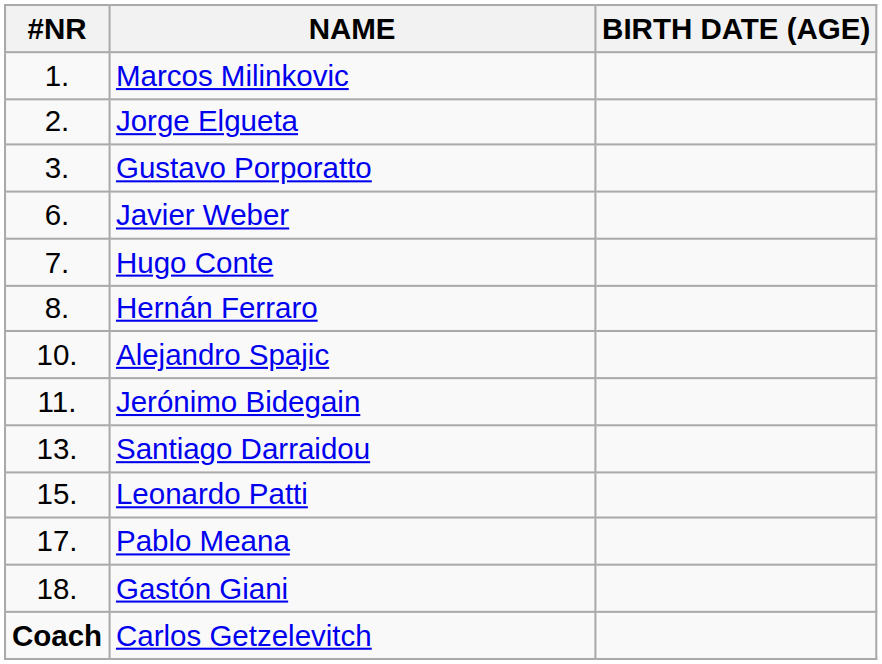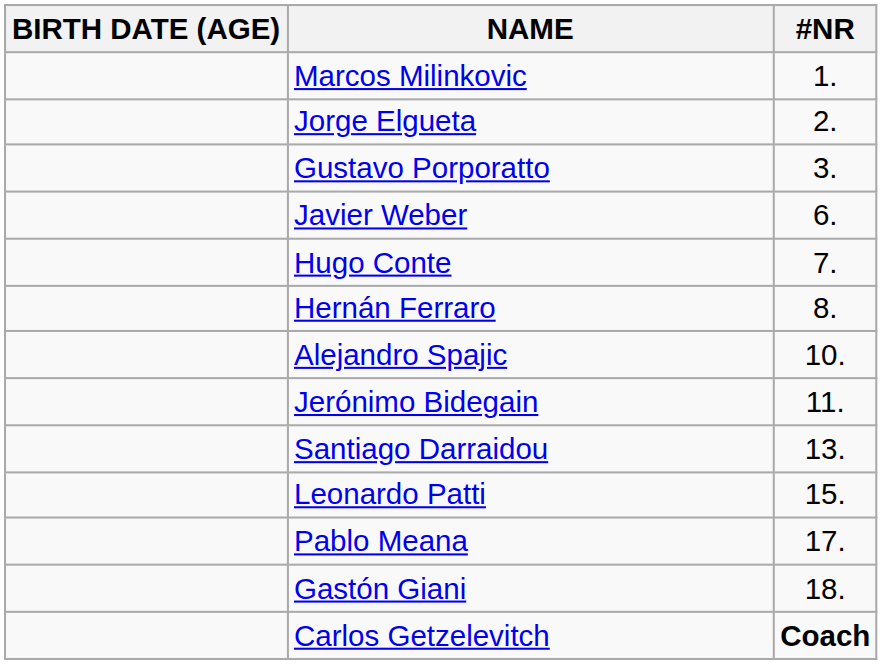columns swapped: (57, 29) <-> (736, 29)
